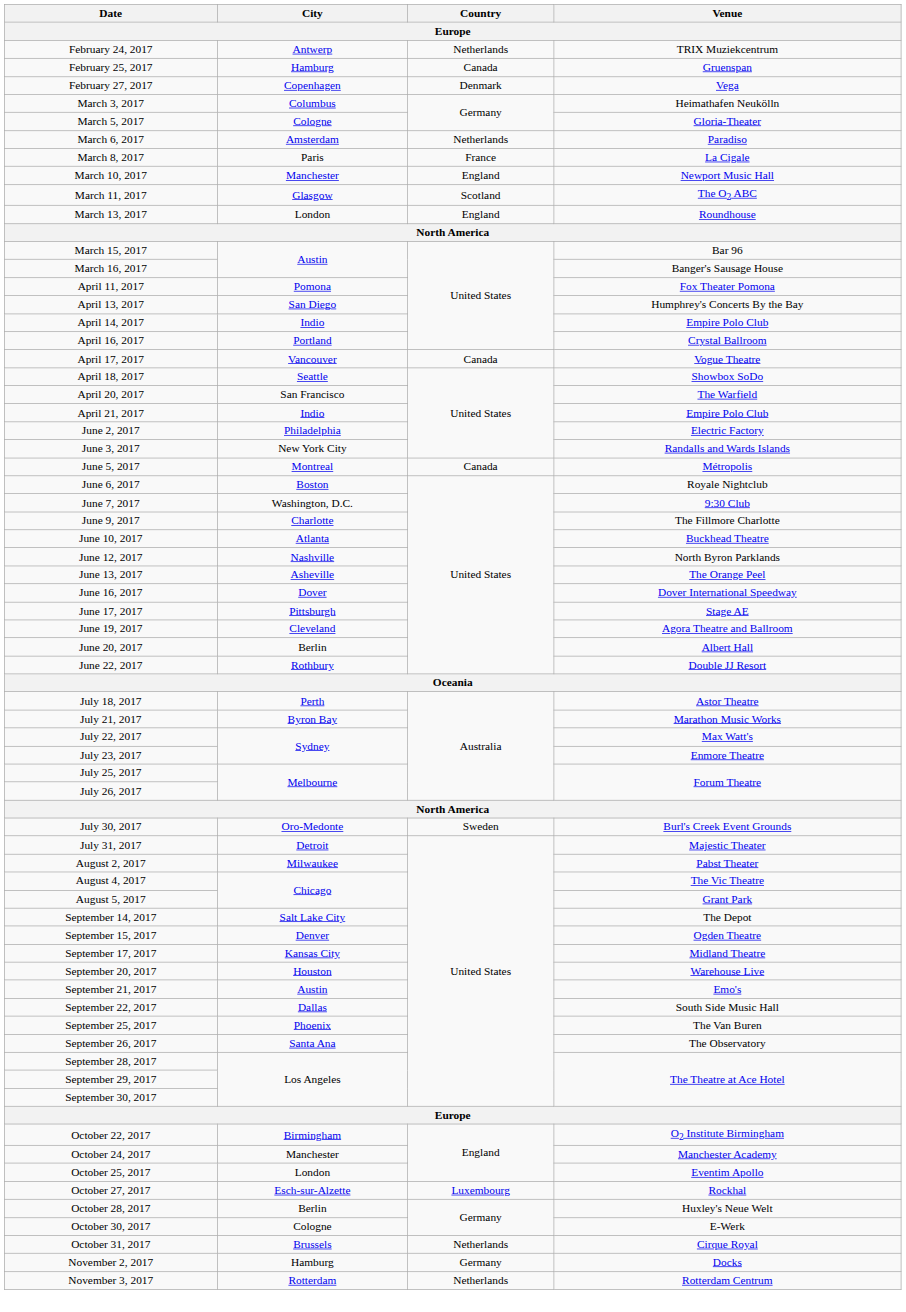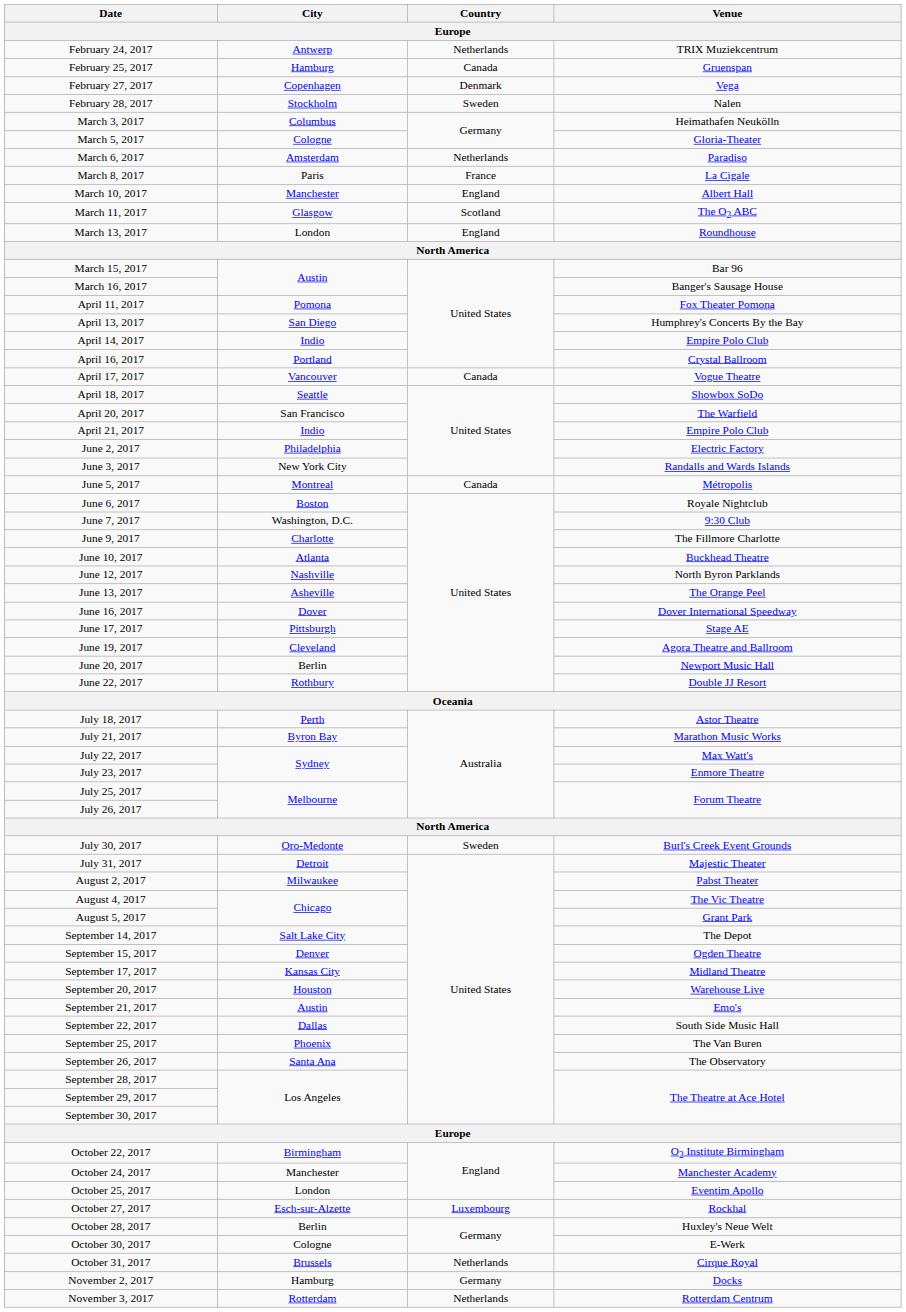+ row: (111, 103)
(727, 175) Newport Music Hall -> (727, 193) Albert Hall
(727, 647) Albert Hall -> (727, 665) Newport Music Hall
